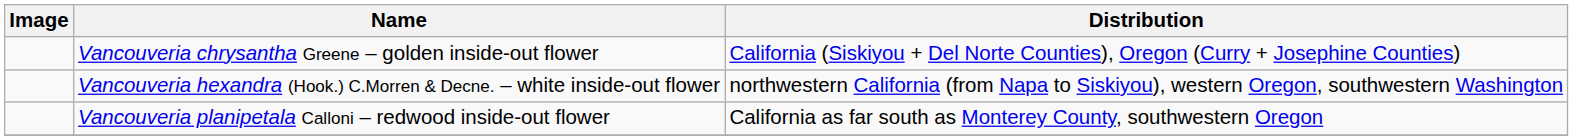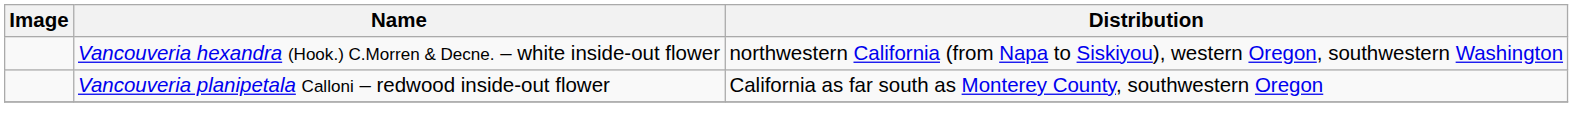- row: (338, 53)
